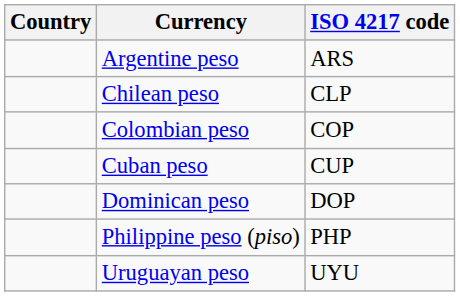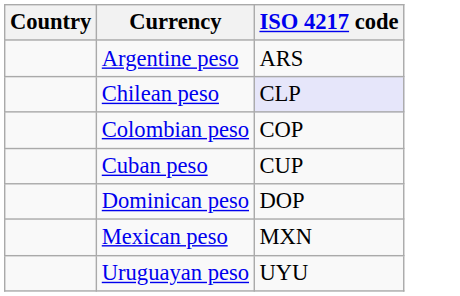(331, 93) no background -> (280, 93) lavender background
+ row: (165, 237)
- row: (201, 237)
